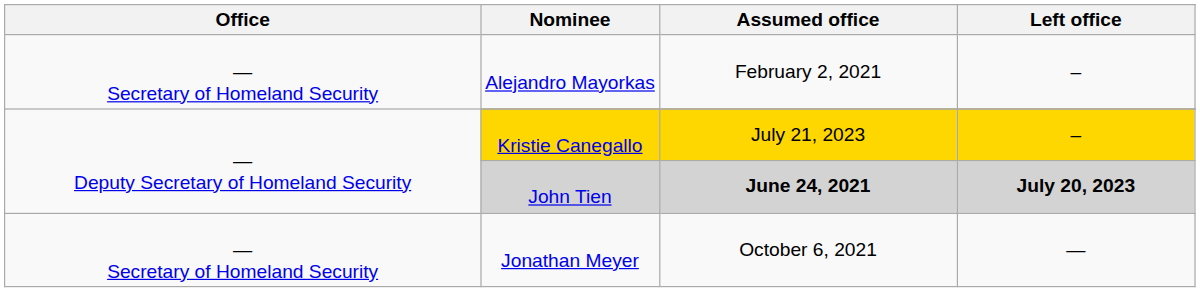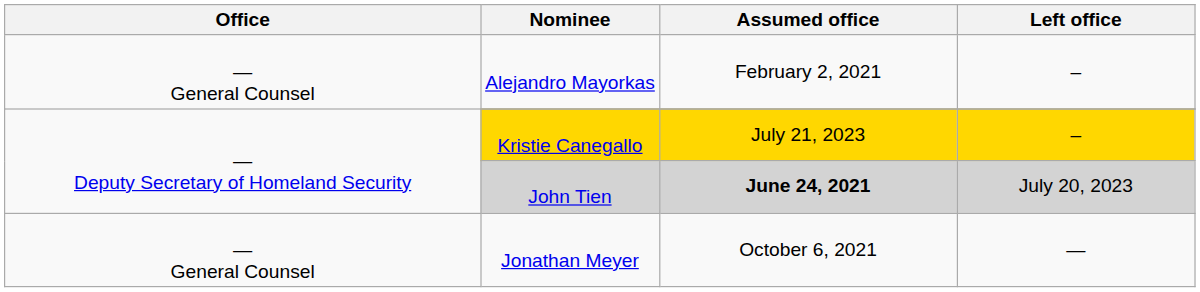(243, 82) — Secretary of Homeland Security -> (243, 82) — General Counsel
(1076, 186) bold -> (1076, 186) normal
(243, 260) — Secretary of Homeland Security -> (243, 260) — General Counsel
